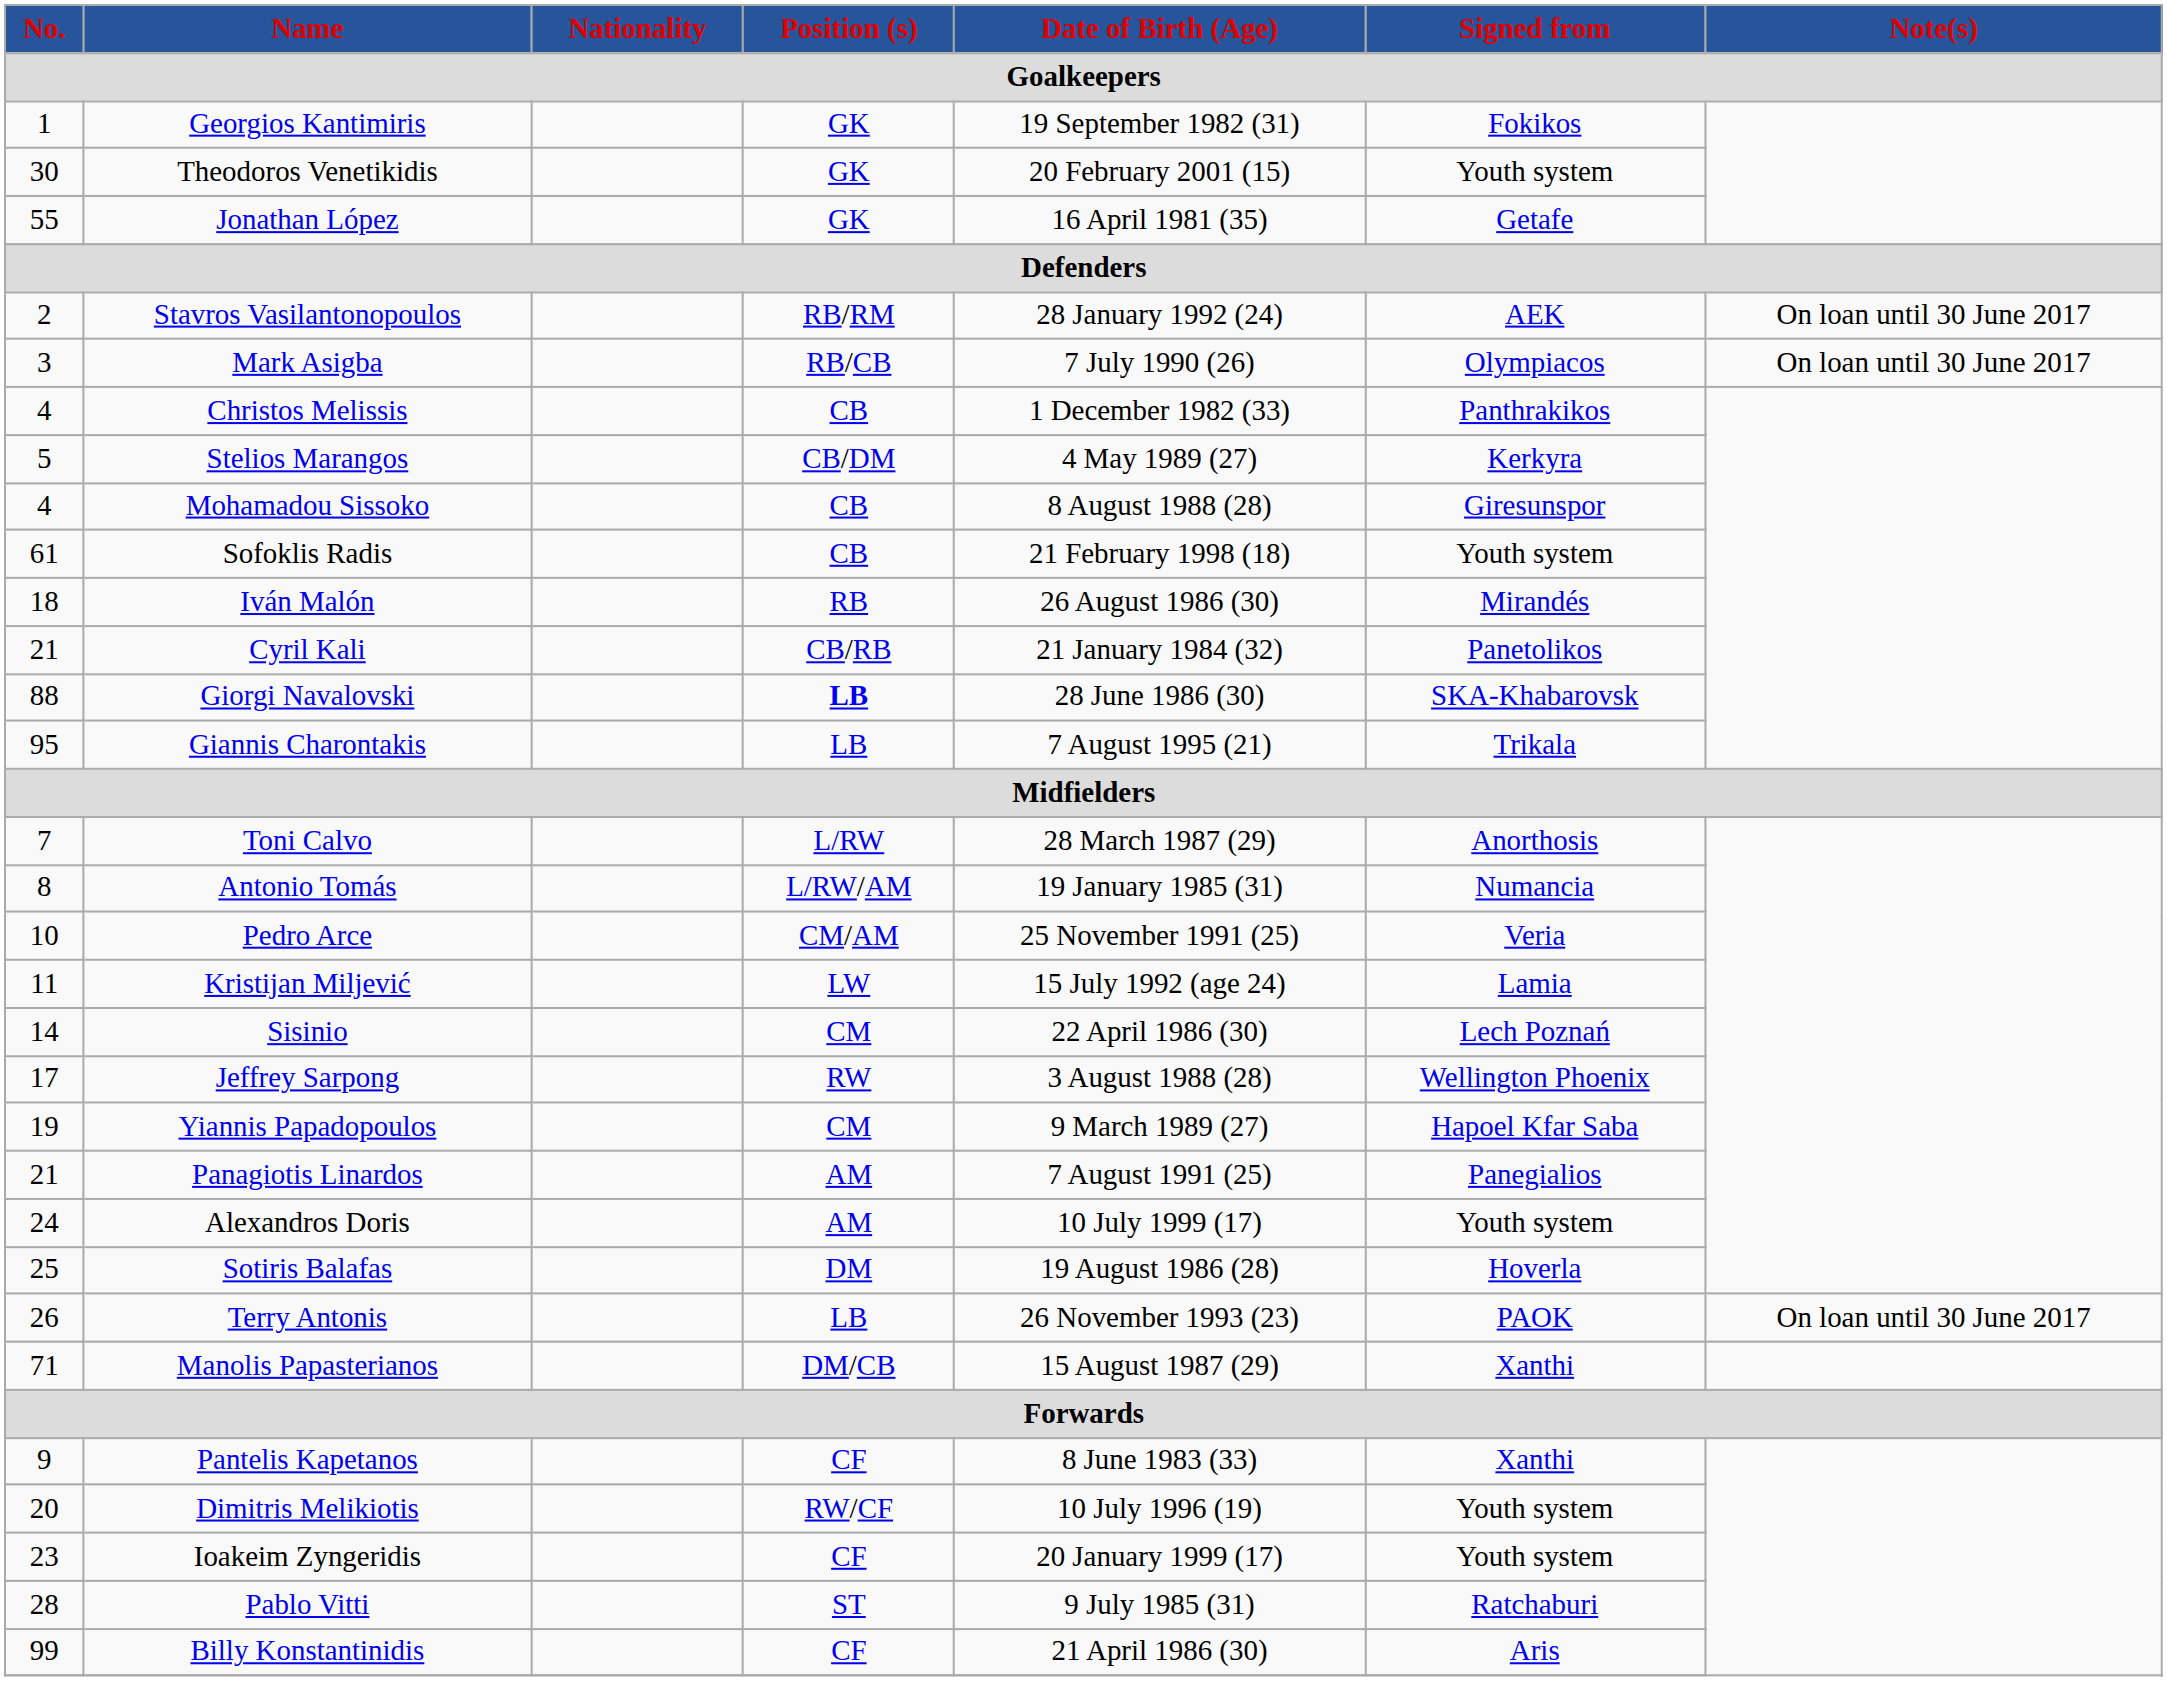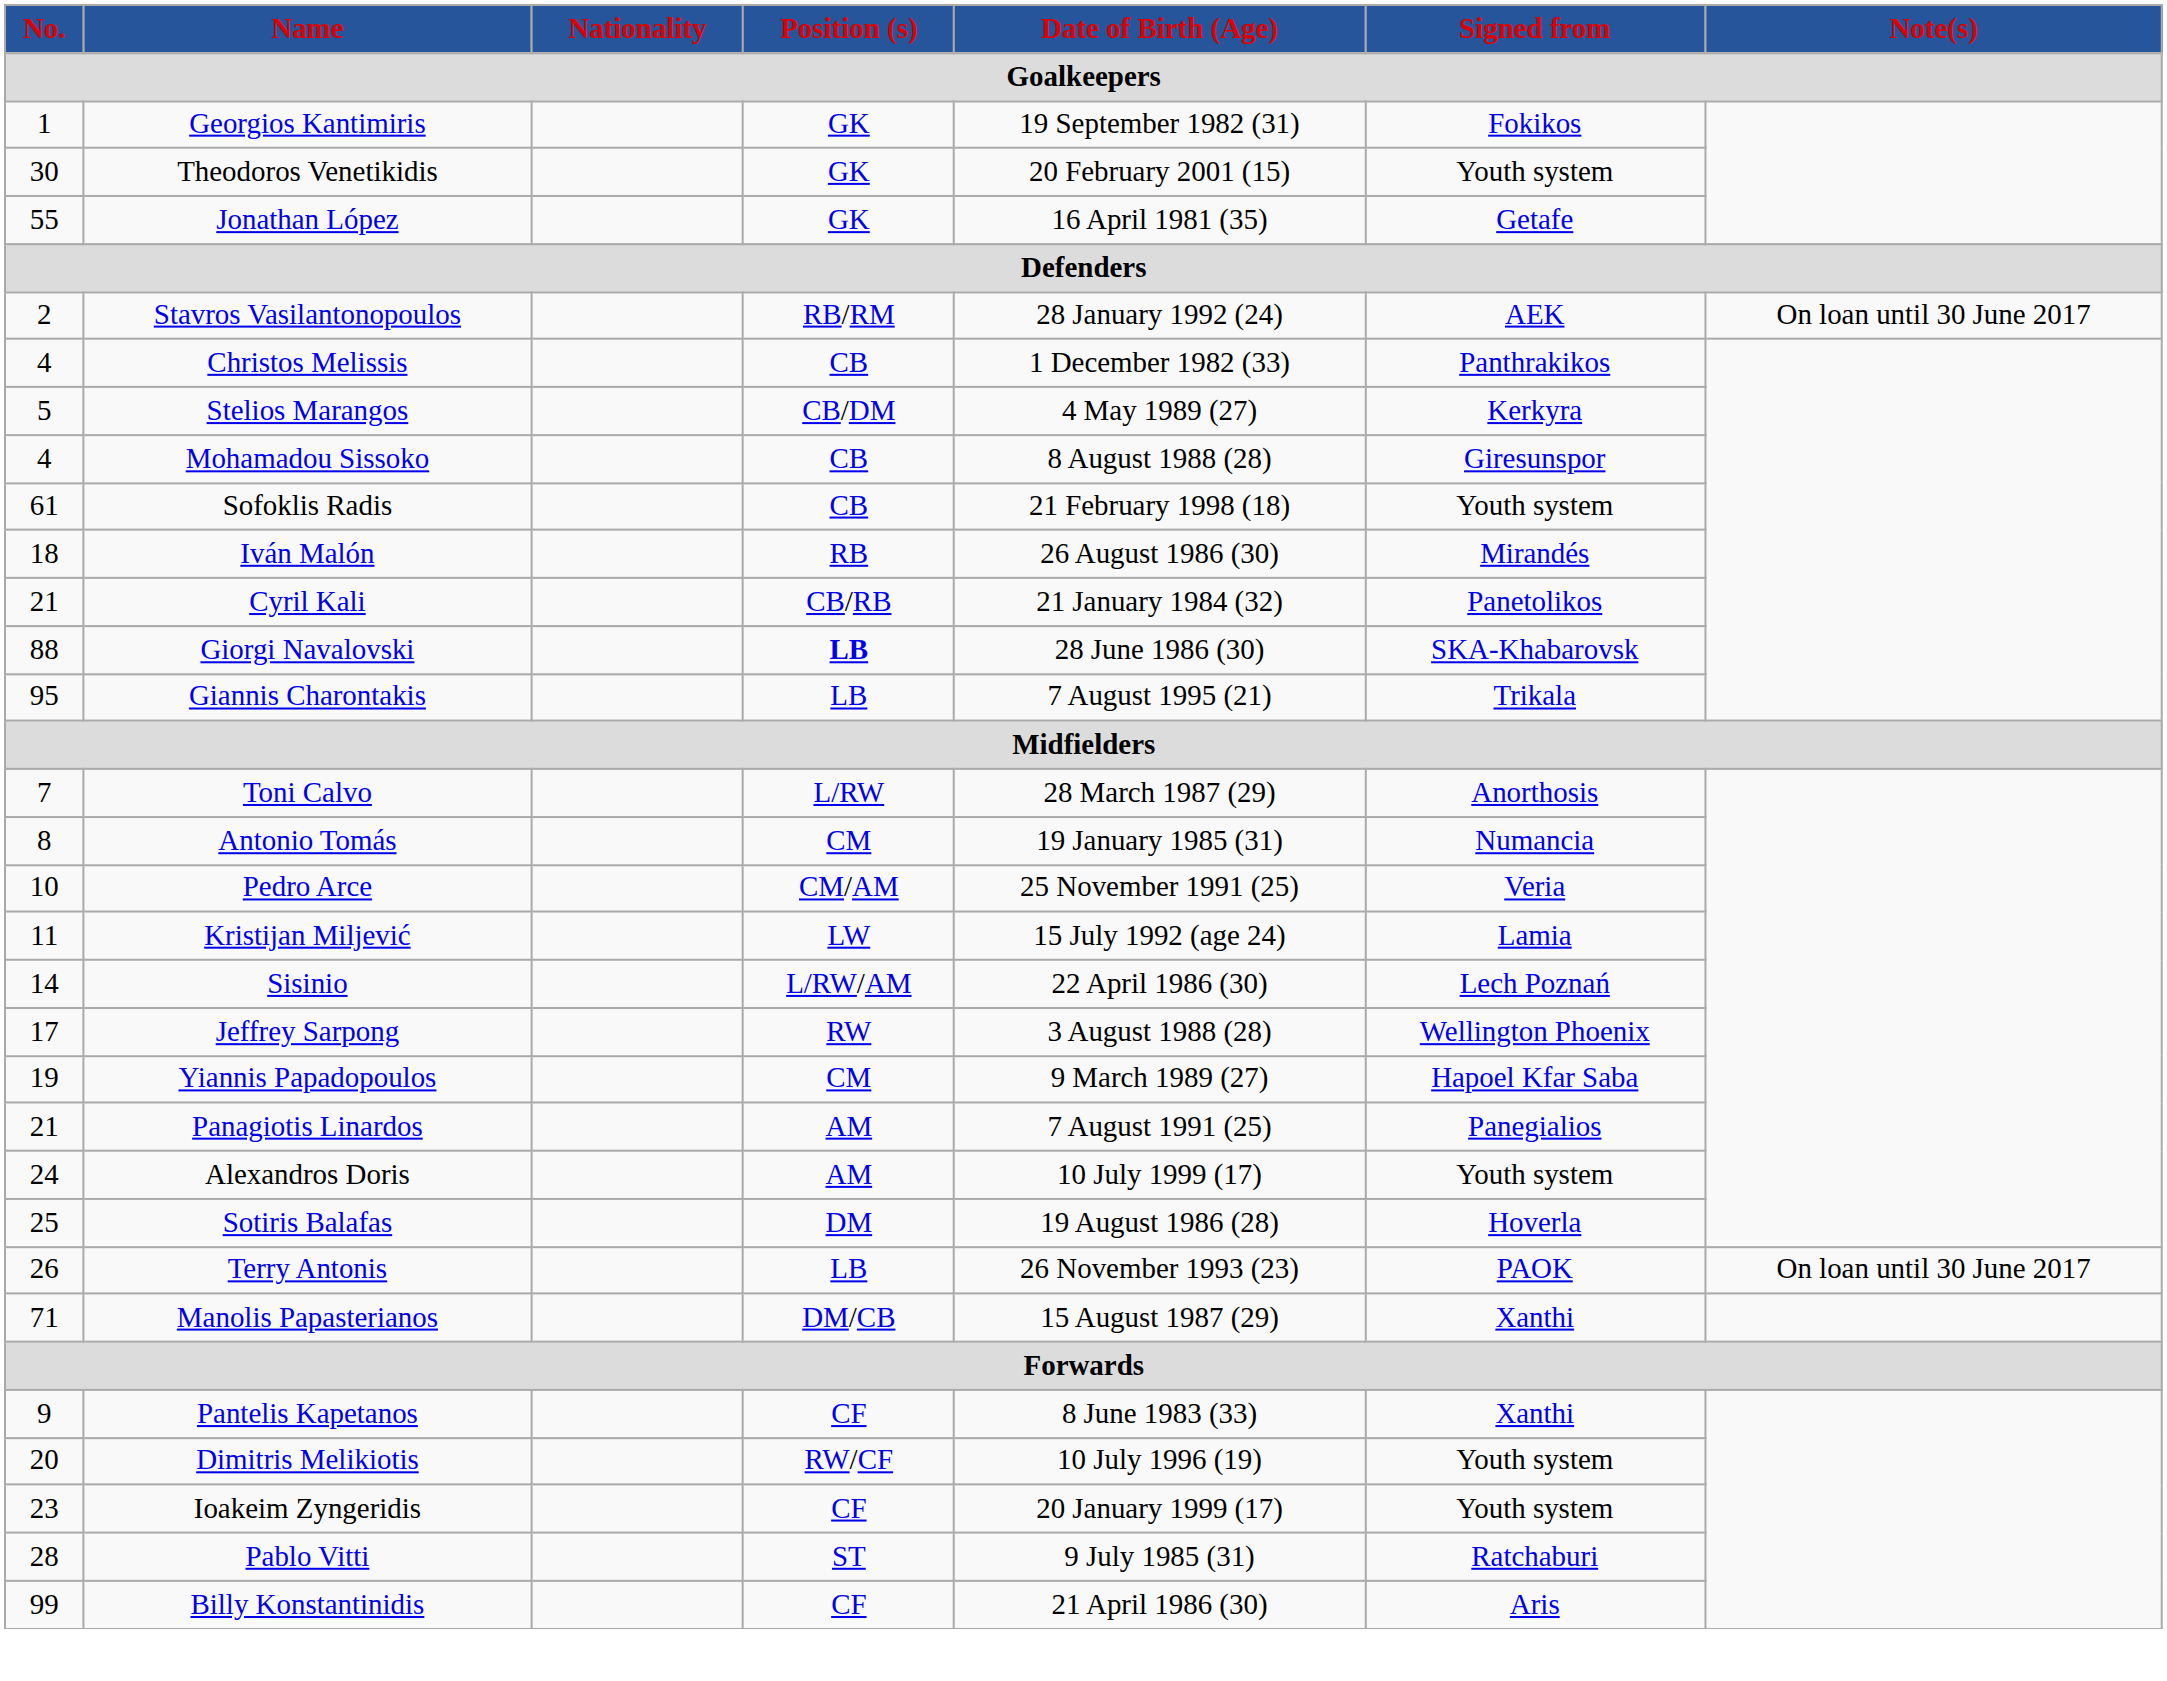- row: (307, 362)
(849, 888) L/RW/AM -> (849, 840) CM
(849, 1031) CM -> (849, 983) L/RW/AM
